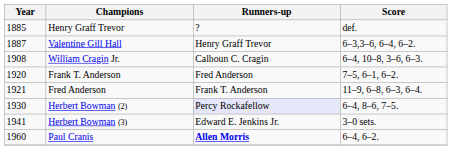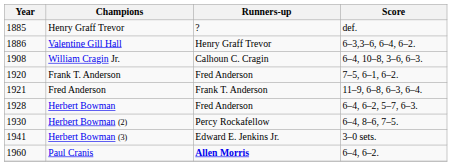(16, 43) 1887 -> (16, 43) 1886
+ row: (82, 105)
(232, 105) lavender background -> (232, 121) no background
